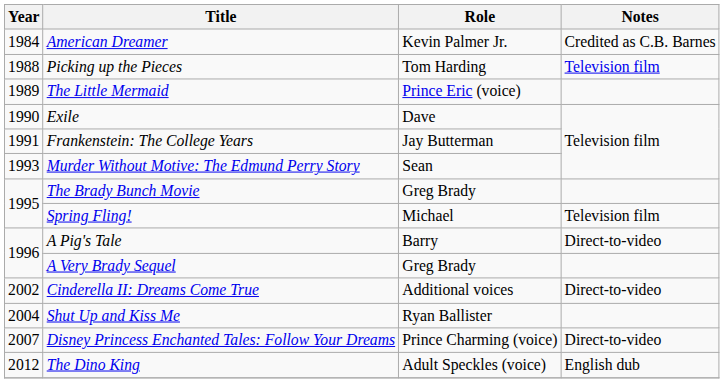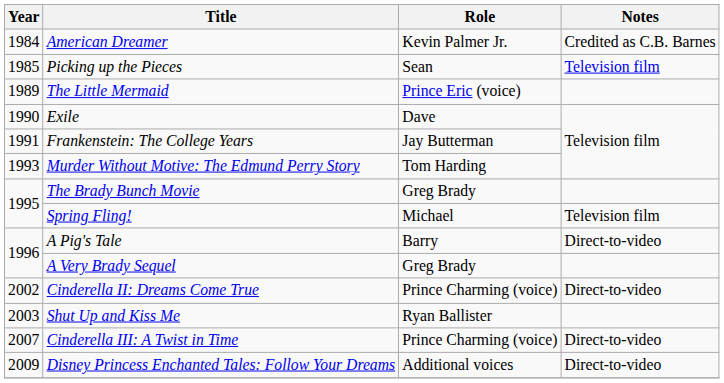(24, 66) 1988 -> (24, 66) 1985
(444, 66) Tom Harding -> (418, 66) Sean
(418, 166) Sean -> (444, 166) Tom Harding
(458, 290) Additional voices -> (480, 290) Prince Charming (voice)
(24, 315) 2004 -> (24, 315) 2003
+ row: (142, 340)
(24, 340) 2007 -> (24, 365) 2009
(480, 340) Prince Charming (voice) -> (458, 365) Additional voices
- row: (93, 365)
